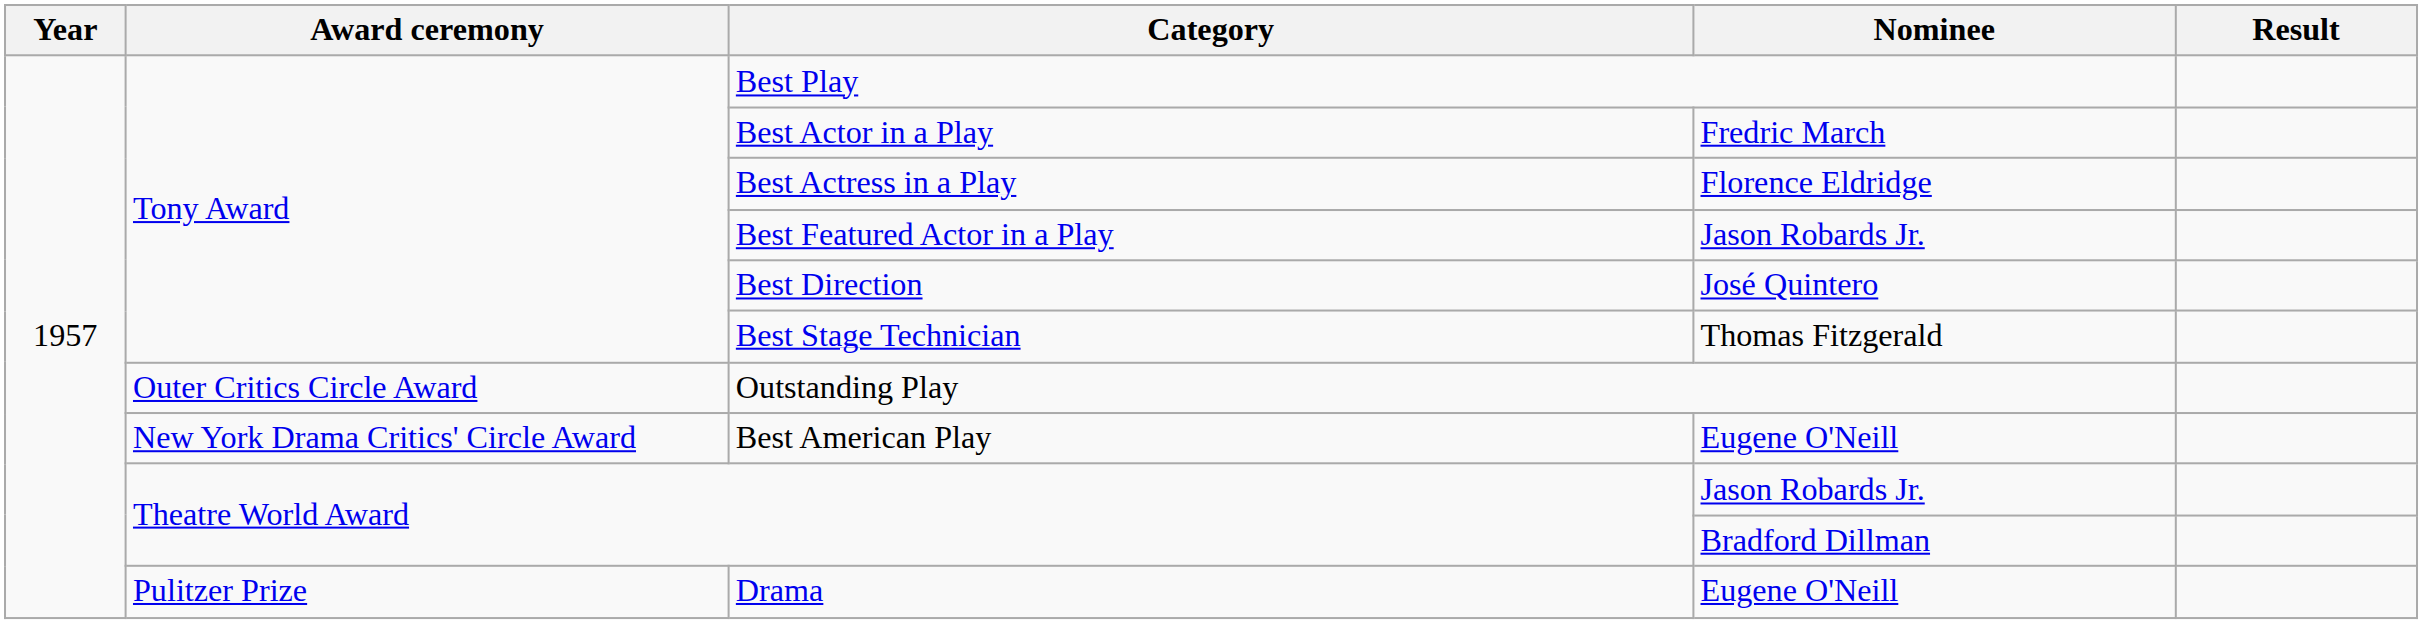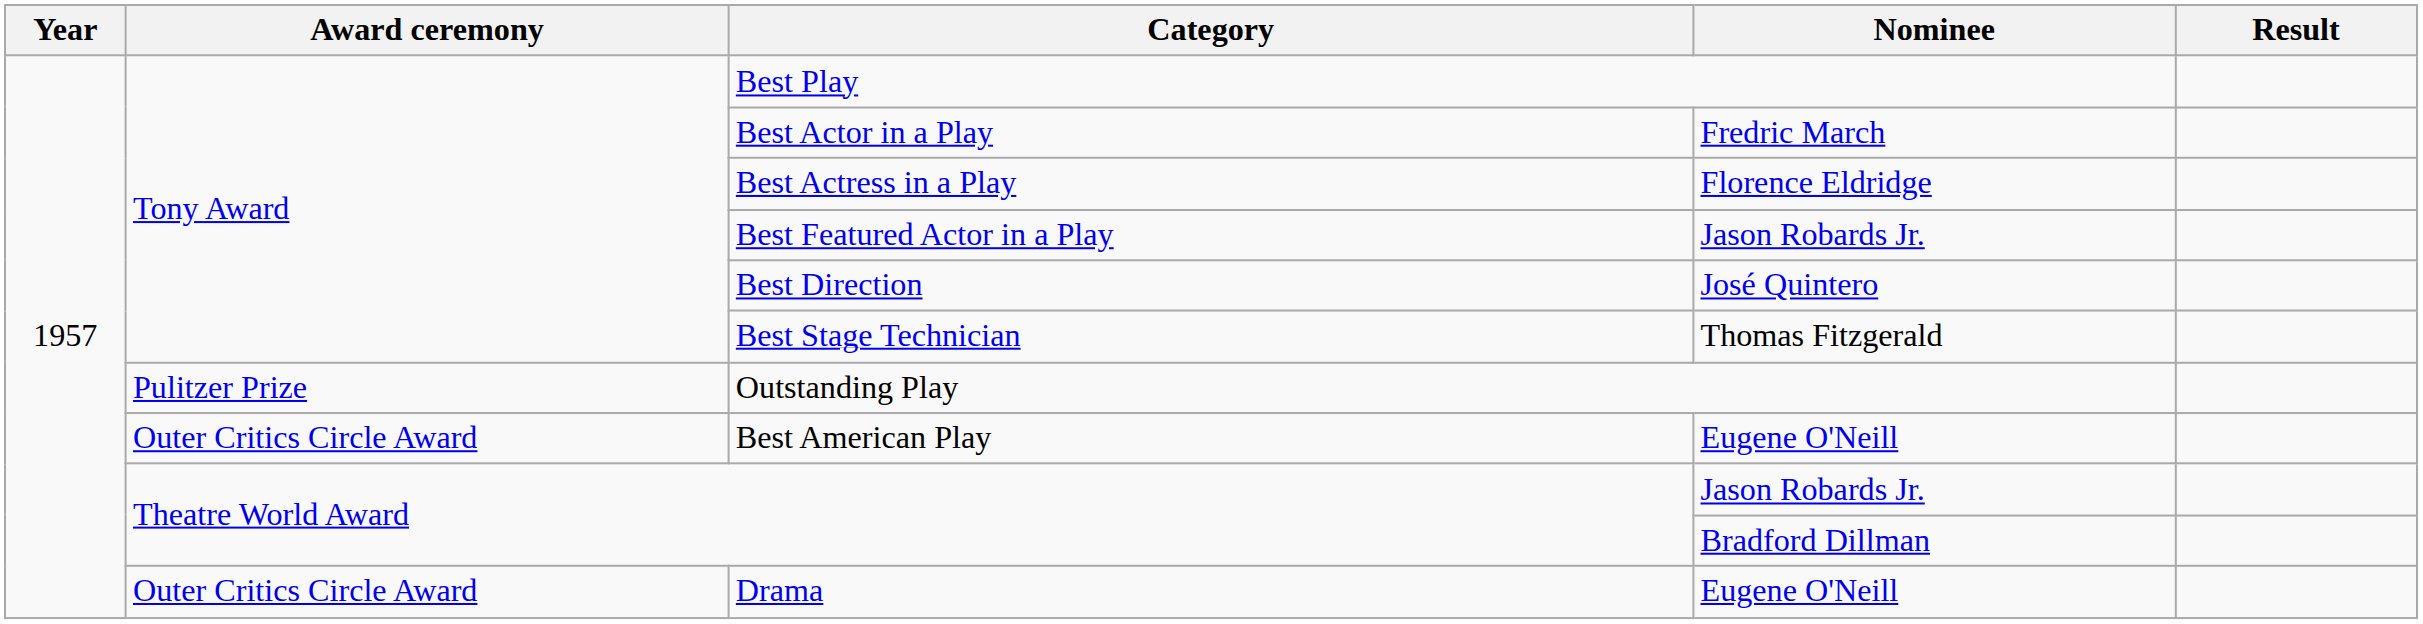(305, 387) Outer Critics Circle Award -> (220, 387) Pulitzer Prize
(385, 438) New York Drama Critics' Circle Award -> (305, 438) Outer Critics Circle Award
(220, 591) Pulitzer Prize -> (305, 591) Outer Critics Circle Award
